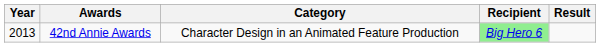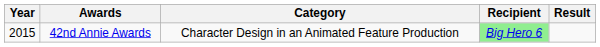(22, 32) 2013 -> (22, 32) 2015
